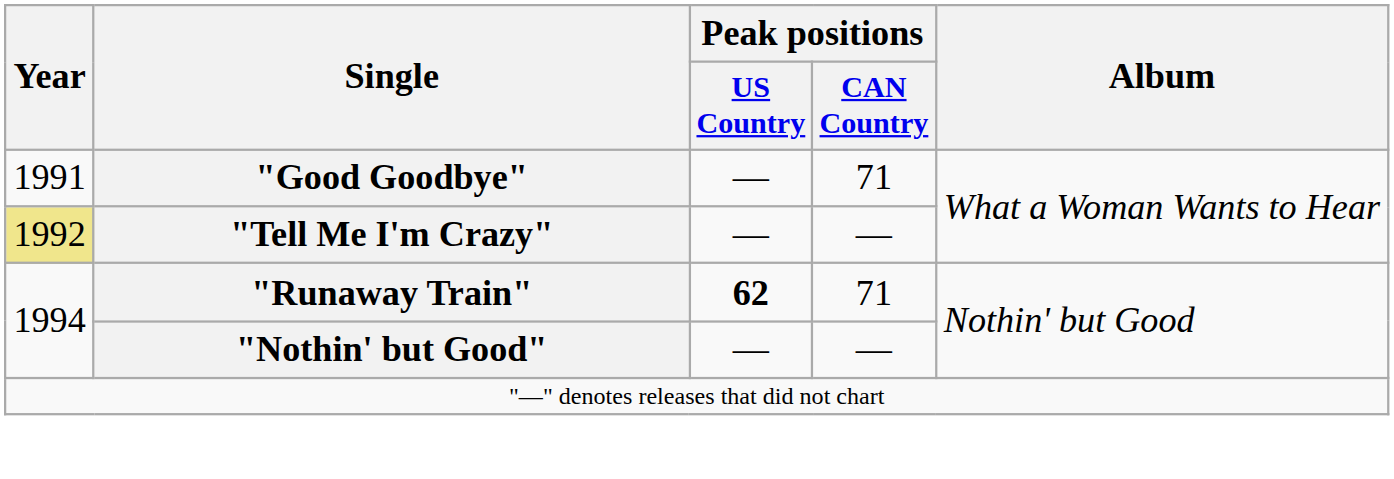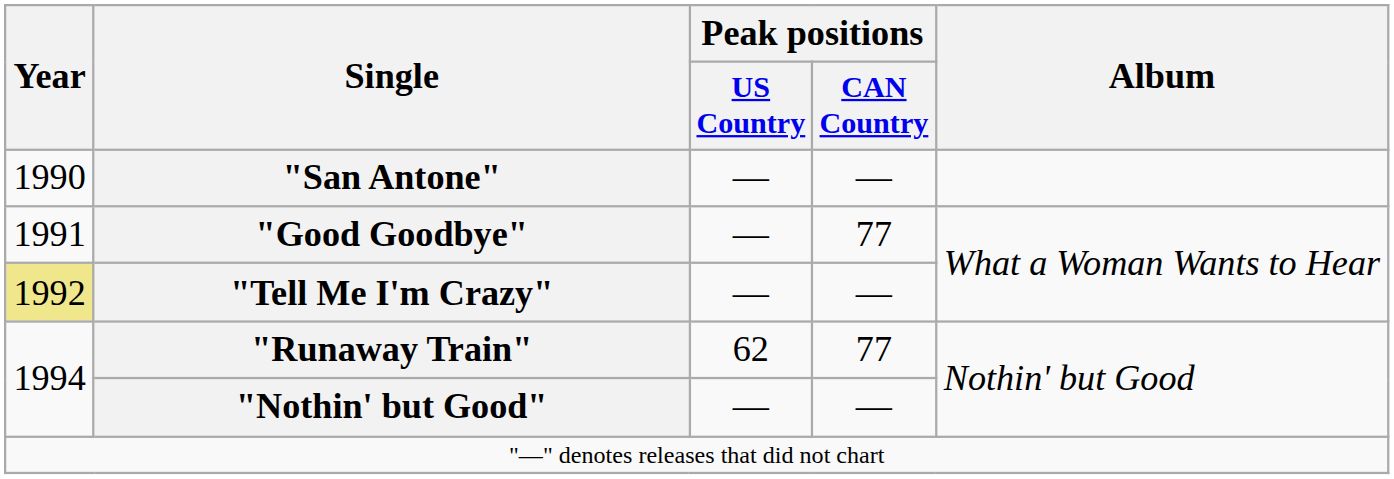+ row: (392, 177)
(874, 177) 71 -> (874, 234) 77
(751, 291) bold -> (751, 349) normal
(874, 291) 71 -> (874, 349) 77
